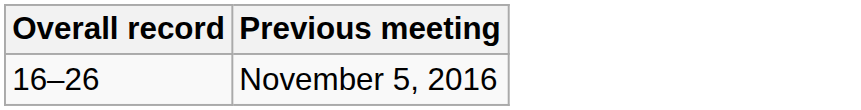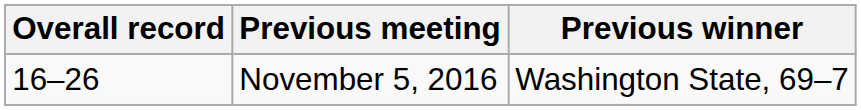+ column: (682, 29)
